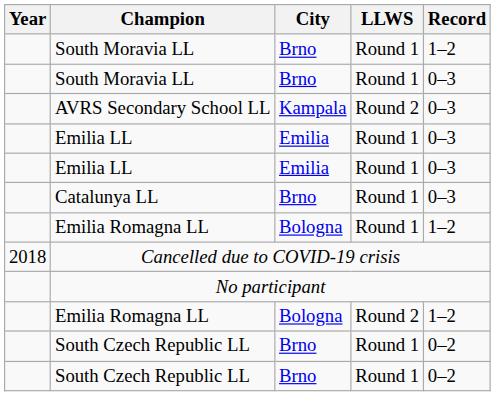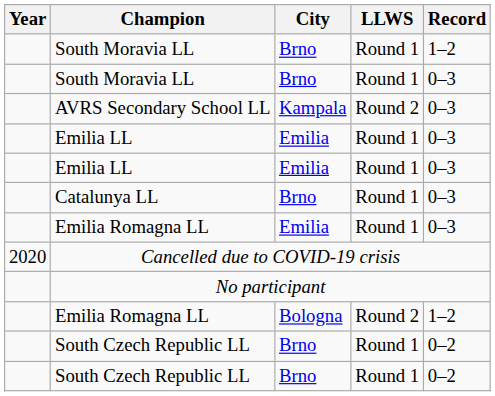(311, 227) Bologna -> (304, 227) Emilia
(442, 227) 1–2 -> (442, 227) 0–3
(28, 256) 2018 -> (28, 256) 2020
